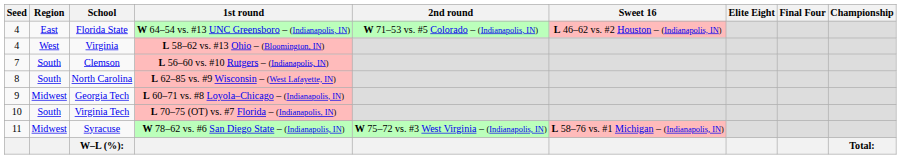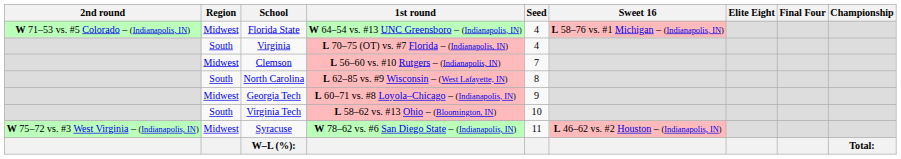columns swapped: (17, 13) <-> (451, 13)
(49, 29) East -> (221, 29) Midwest
(638, 29) L 46–62 vs. #2 Houston – (Indianapolis, IN) -> (638, 29) L 58–76 vs. #1 Michigan – (Indianapolis, IN)
(49, 46) West -> (221, 46) South
(244, 46) L 58–62 vs. #13 Ohio – (Bloomington, IN) -> (415, 46) L 70–75 (OT) vs. #7 Florida – (Indianapolis, IN)
(49, 63) South -> (221, 63) Midwest
(244, 112) L 70–75 (OT) vs. #7 Florida – (Indianapolis, IN) -> (415, 112) L 58–62 vs. #13 Ohio – (Bloomington, IN)
(638, 129) L 58–76 vs. #1 Michigan – (Indianapolis, IN) -> (638, 129) L 46–62 vs. #2 Houston – (Indianapolis, IN)
